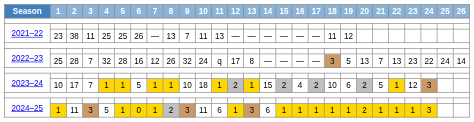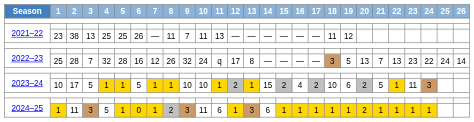(90, 36) 11 -> (90, 36) 13
(171, 36) 13 -> (171, 36) 11
(90, 86) 7 -> (90, 86) 5
(203, 86) 18 -> (203, 86) 10
(413, 86) 12 -> (413, 86) 11
(429, 110) 3 -> (429, 110) 1
